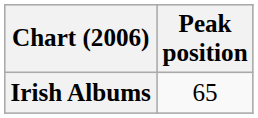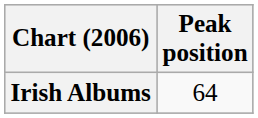(205, 92) 65 -> (205, 92) 64
